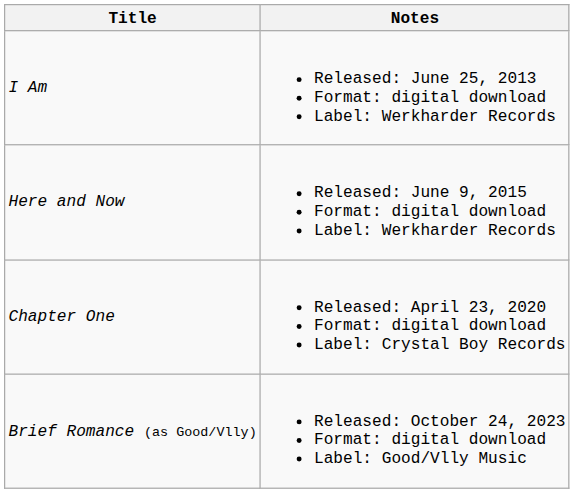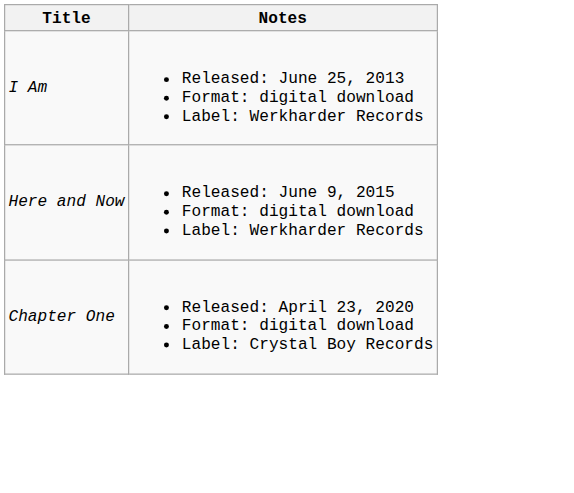- row: (133, 431)
